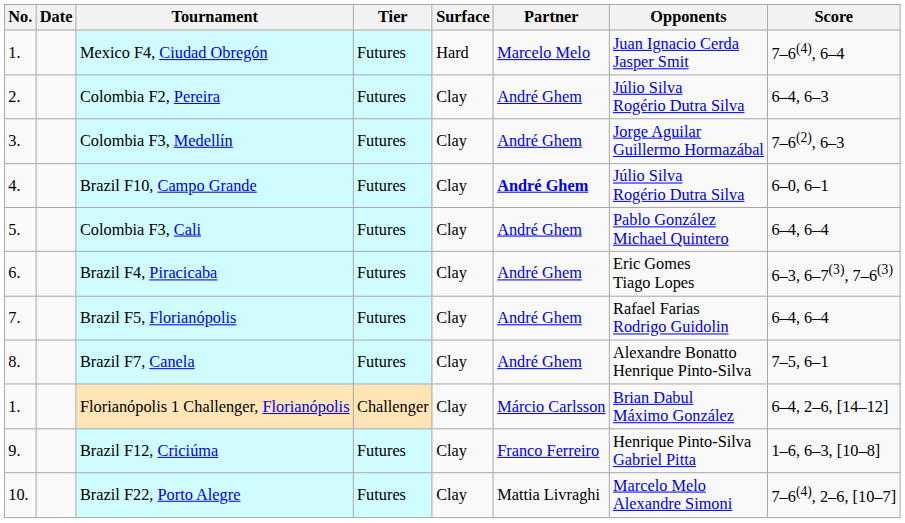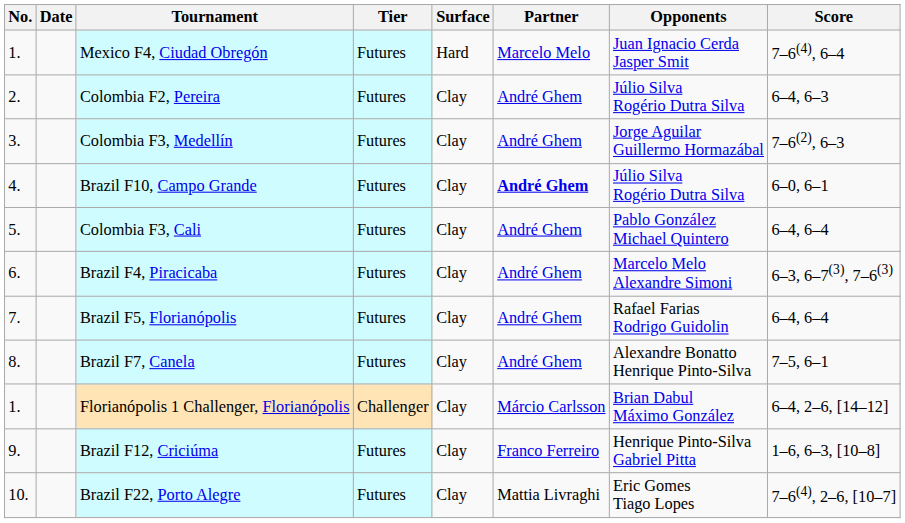(654, 273) Eric Gomes Tiago Lopes -> (673, 273) Marcelo Melo Alexandre Simoni
(673, 494) Marcelo Melo Alexandre Simoni -> (654, 494) Eric Gomes Tiago Lopes
